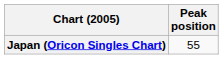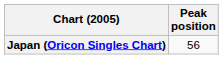(193, 44) 55 -> (193, 44) 56
